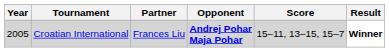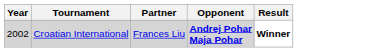- column: (300, 13)
(18, 34) 2005 -> (18, 34) 2002
